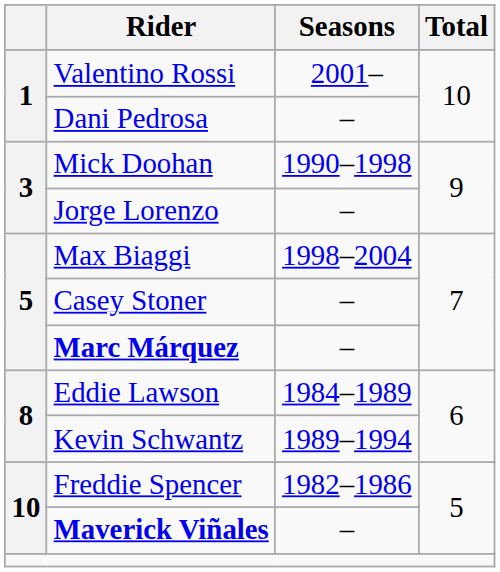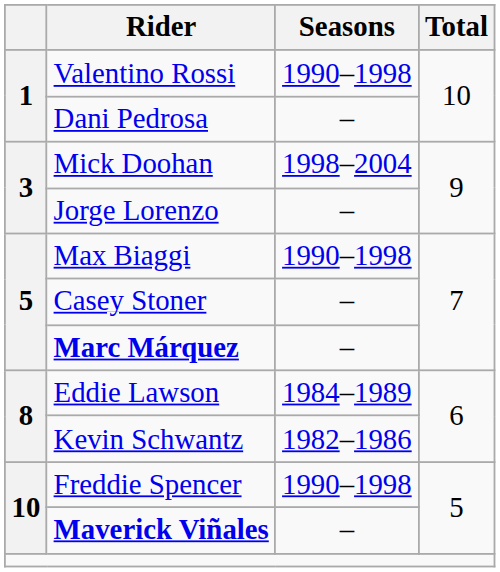(347, 73) 2001– -> (347, 73) 1990–1998
(347, 164) 1990–1998 -> (347, 164) 1998–2004
(347, 255) 1998–2004 -> (347, 255) 1990–1998
(347, 438) 1989–1994 -> (347, 438) 1982–1986
(347, 484) 1982–1986 -> (347, 484) 1990–1998
